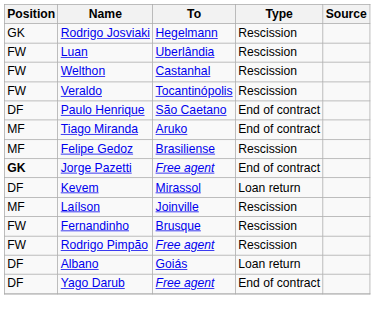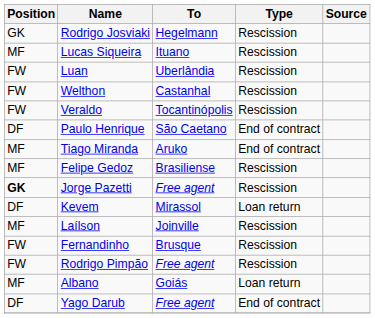+ row: (101, 52)
(279, 168) End of contract -> (268, 187) Rescission
(15, 264) DF -> (16, 284) MF
